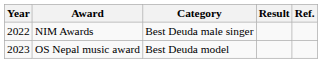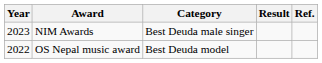(18, 31) 2022 -> (18, 31) 2023
(18, 49) 2023 -> (18, 49) 2022
